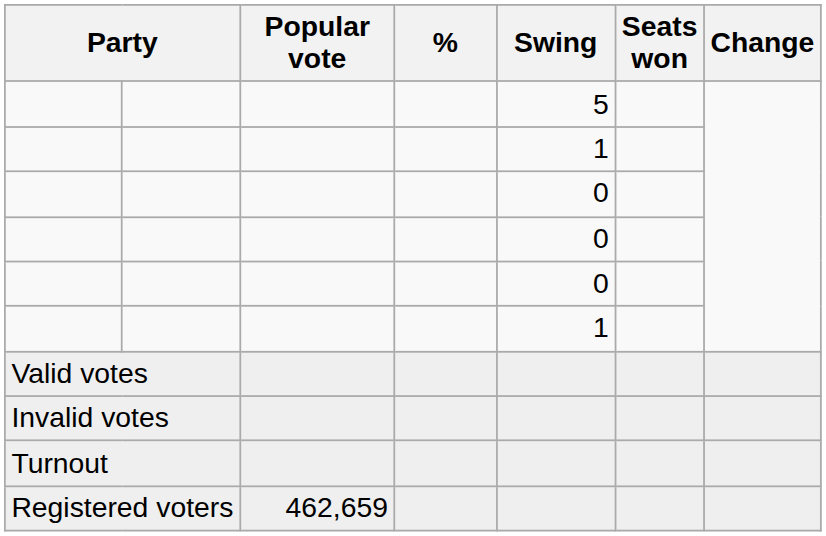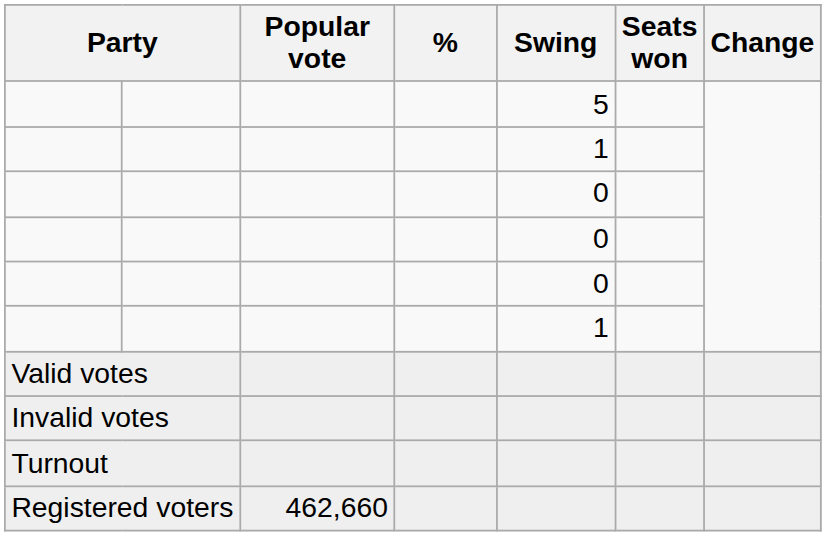(337, 507) 462,659 -> (337, 507) 462,660
